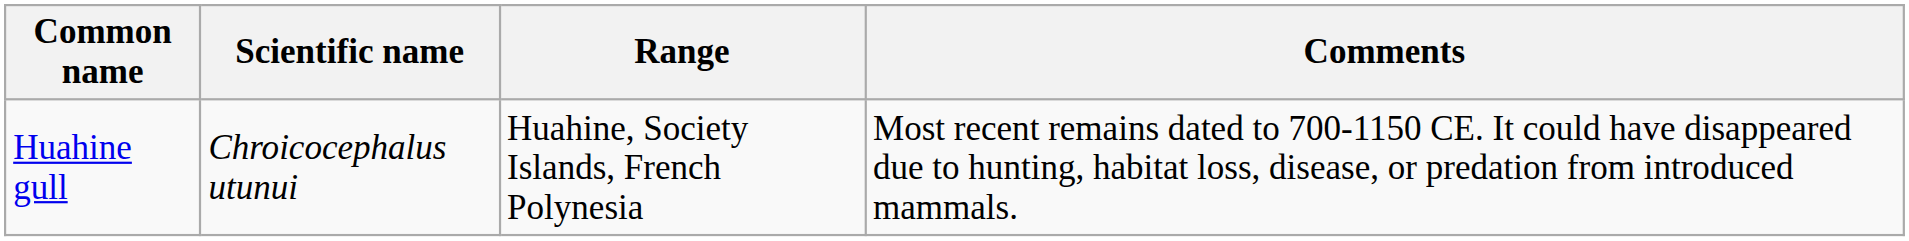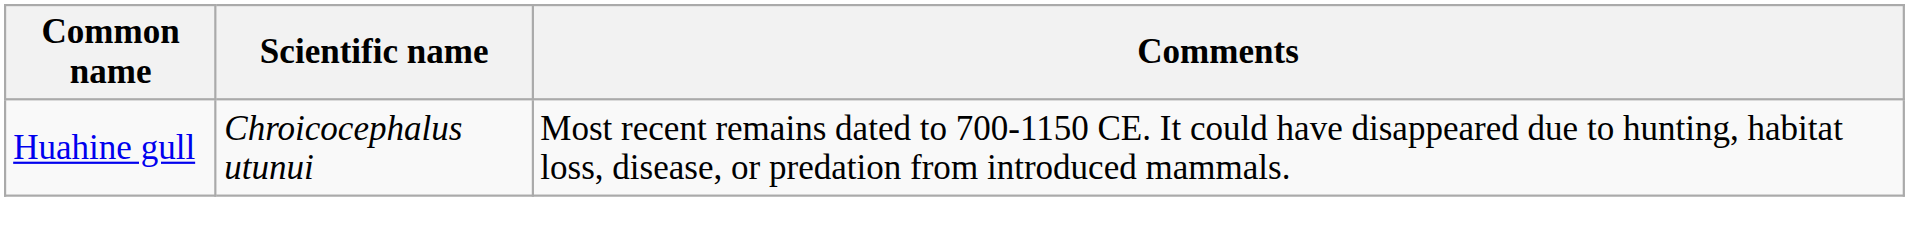- column: (682, 51)
